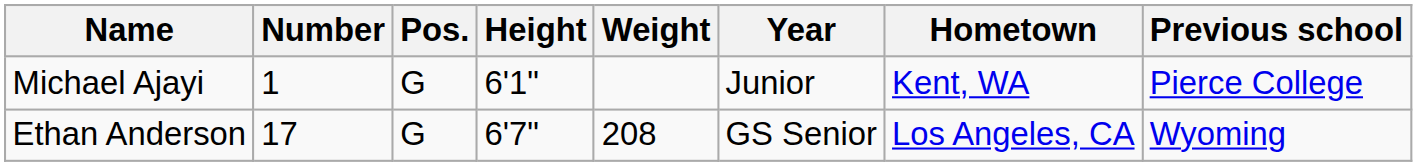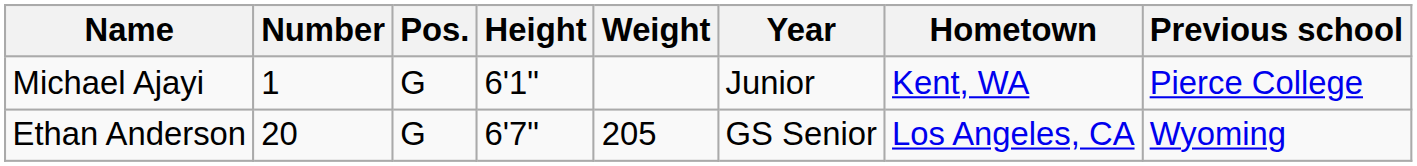(279, 134) 17 -> (279, 134) 20
(629, 134) 208 -> (629, 134) 205
